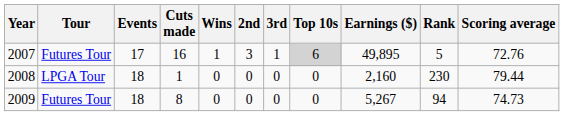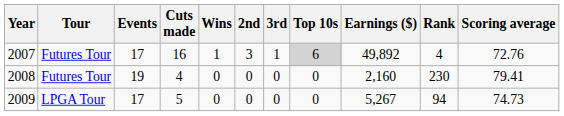(381, 54) 49,895 -> (381, 54) 49,892
(439, 54) 5 -> (439, 54) 4
(73, 77) LPGA Tour -> (76, 77) Futures Tour
(137, 77) 18 -> (137, 77) 19
(179, 77) 1 -> (179, 77) 4
(508, 77) 79.44 -> (508, 77) 79.41
(76, 99) Futures Tour -> (73, 99) LPGA Tour
(137, 99) 18 -> (137, 99) 17
(179, 99) 8 -> (179, 99) 5
